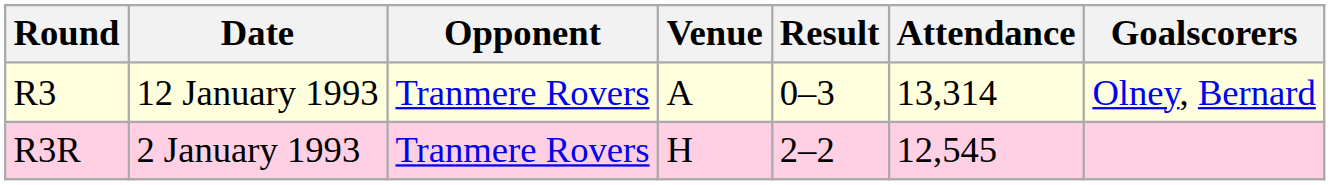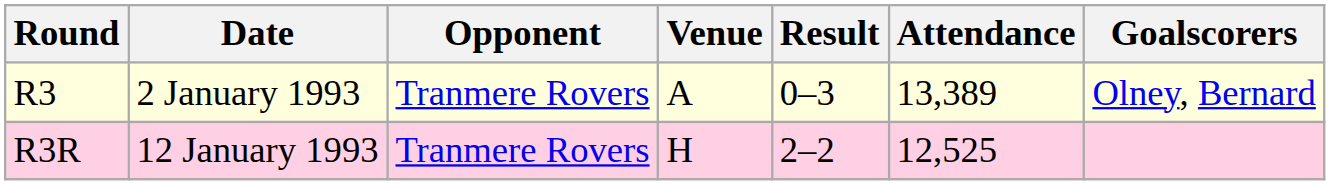(257, 91) 12 January 1993 -> (248, 91) 2 January 1993
(947, 91) 13,314 -> (947, 91) 13,389
(248, 149) 2 January 1993 -> (257, 149) 12 January 1993
(947, 149) 12,545 -> (947, 149) 12,525
